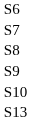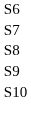- row: (16, 112)
